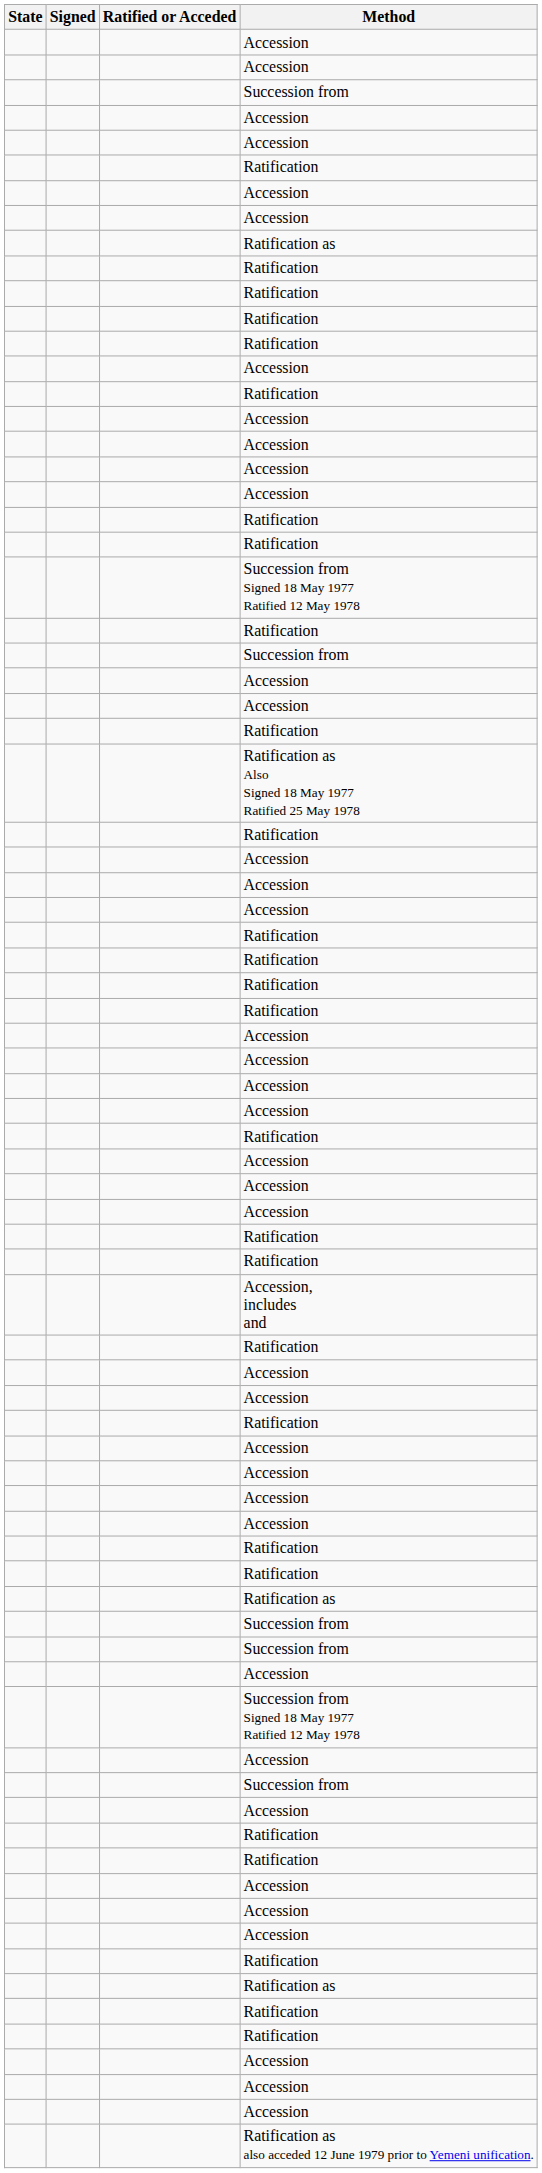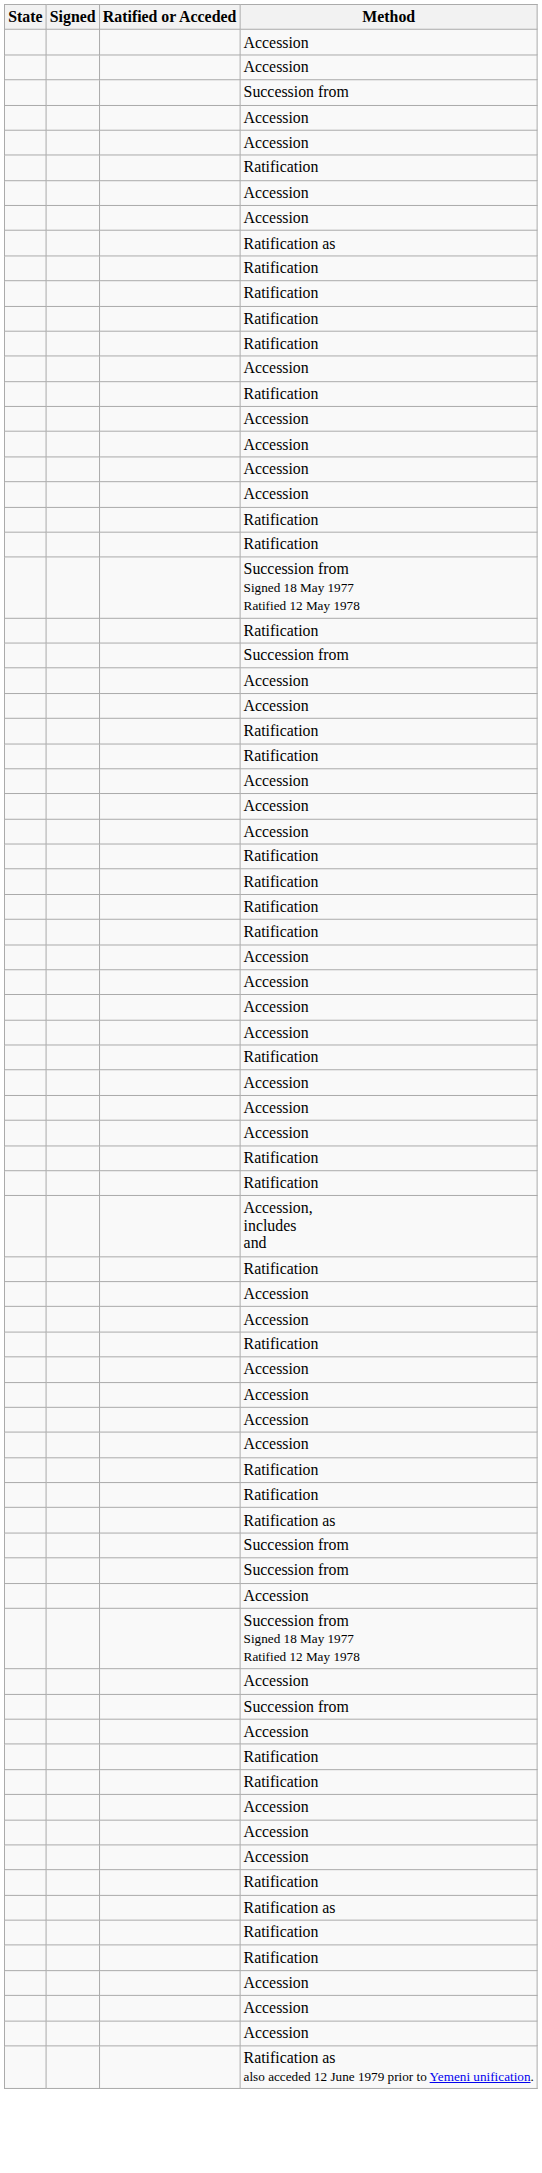- row: (25, 783)
